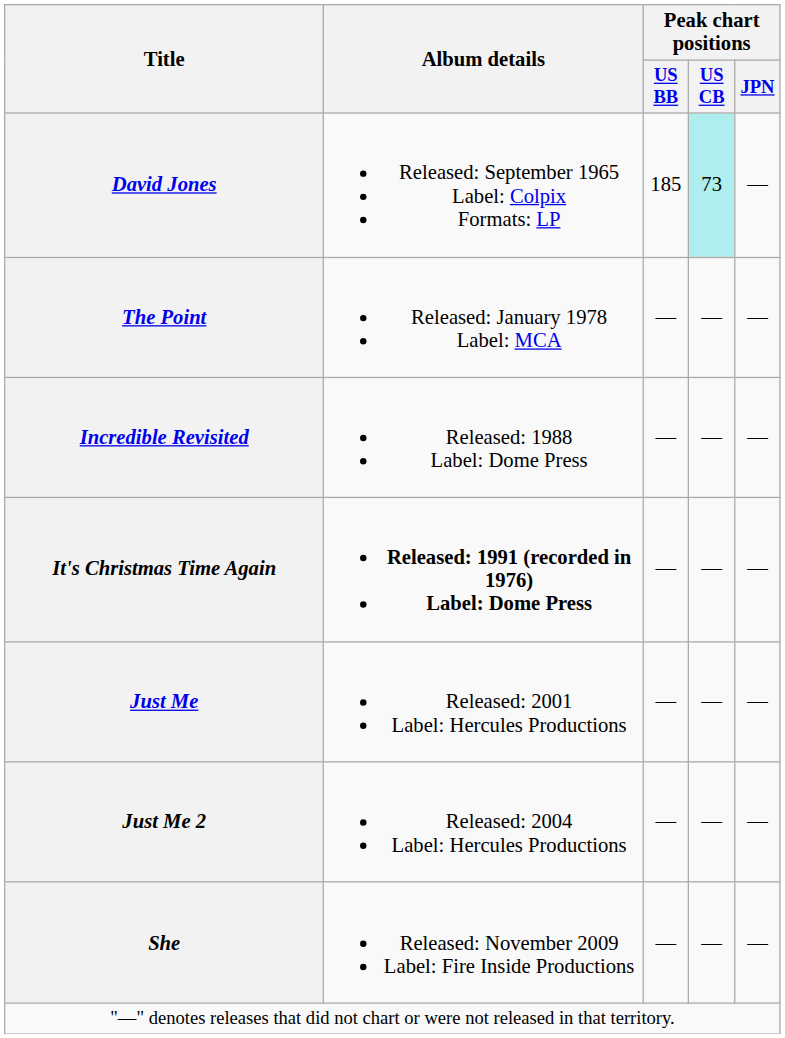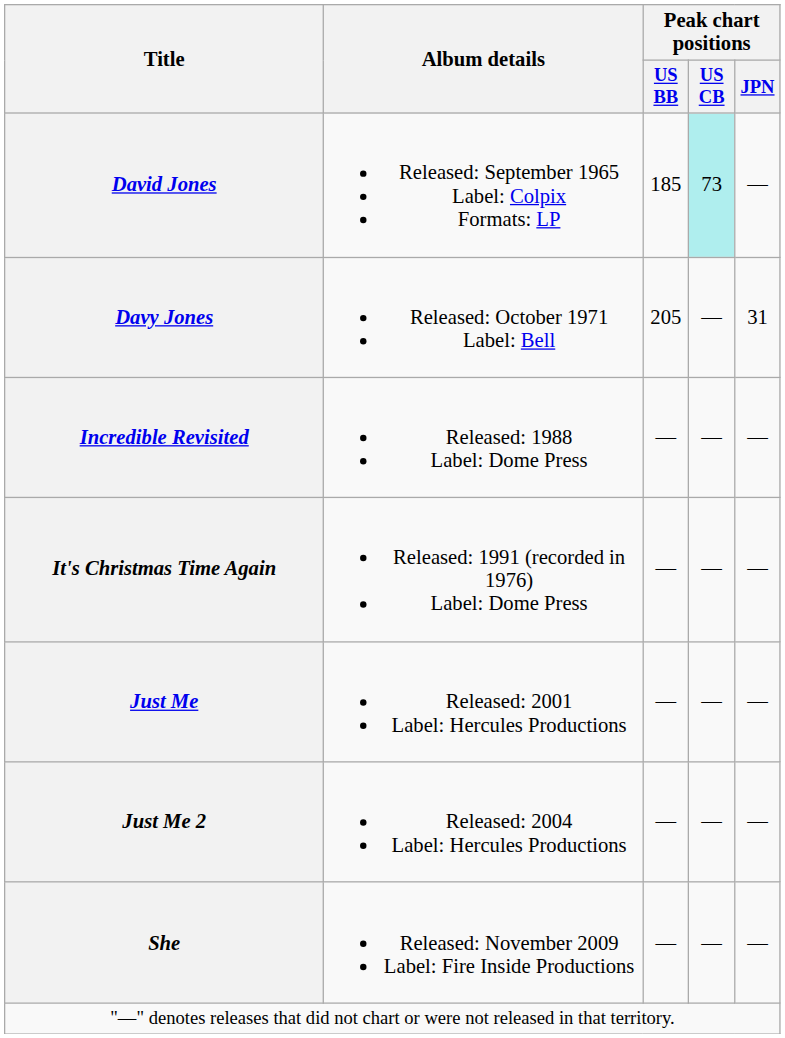+ row: (164, 316)
- row: (164, 316)
(483, 581) bold -> (483, 581) normal
